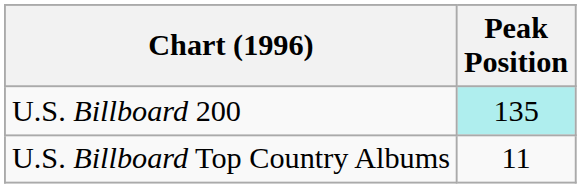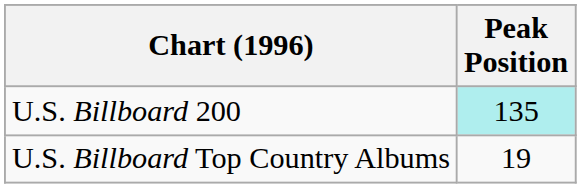(516, 158) 11 -> (516, 158) 19
